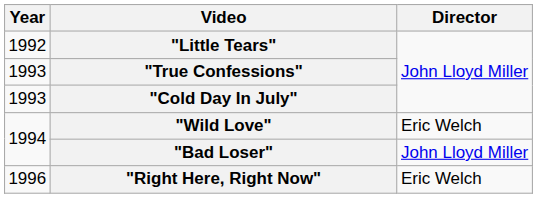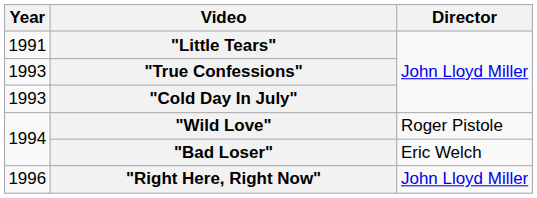(27, 44) 1992 -> (27, 44) 1991
(441, 125) Eric Welch -> (452, 125) Roger Pistole
(465, 152) John Lloyd Miller -> (441, 152) Eric Welch
(441, 179) Eric Welch -> (465, 179) John Lloyd Miller
